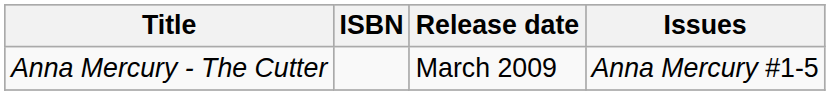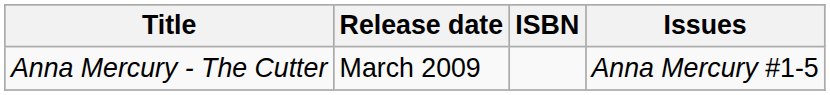columns swapped: (372, 25) <-> (497, 25)
